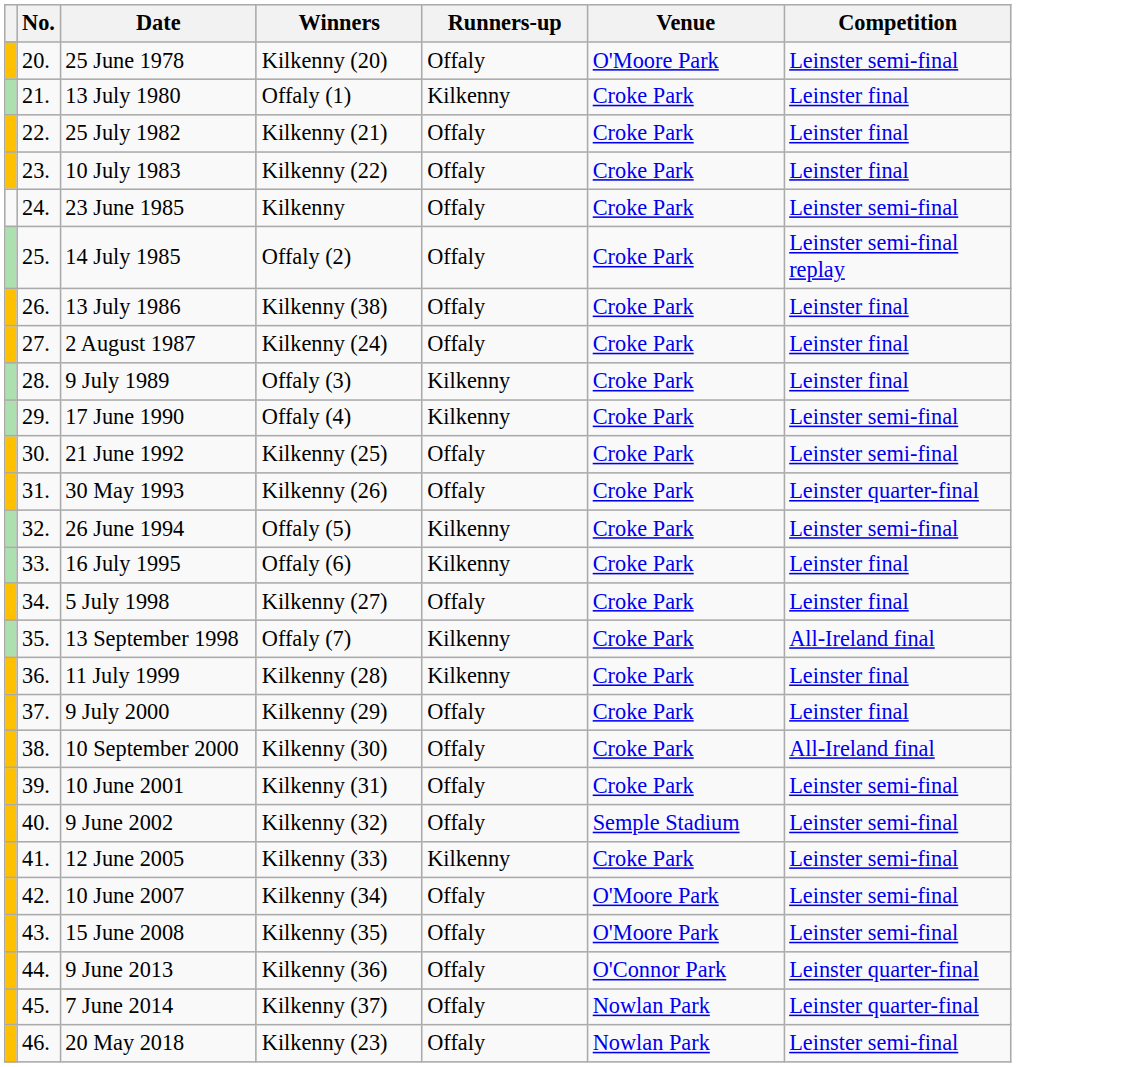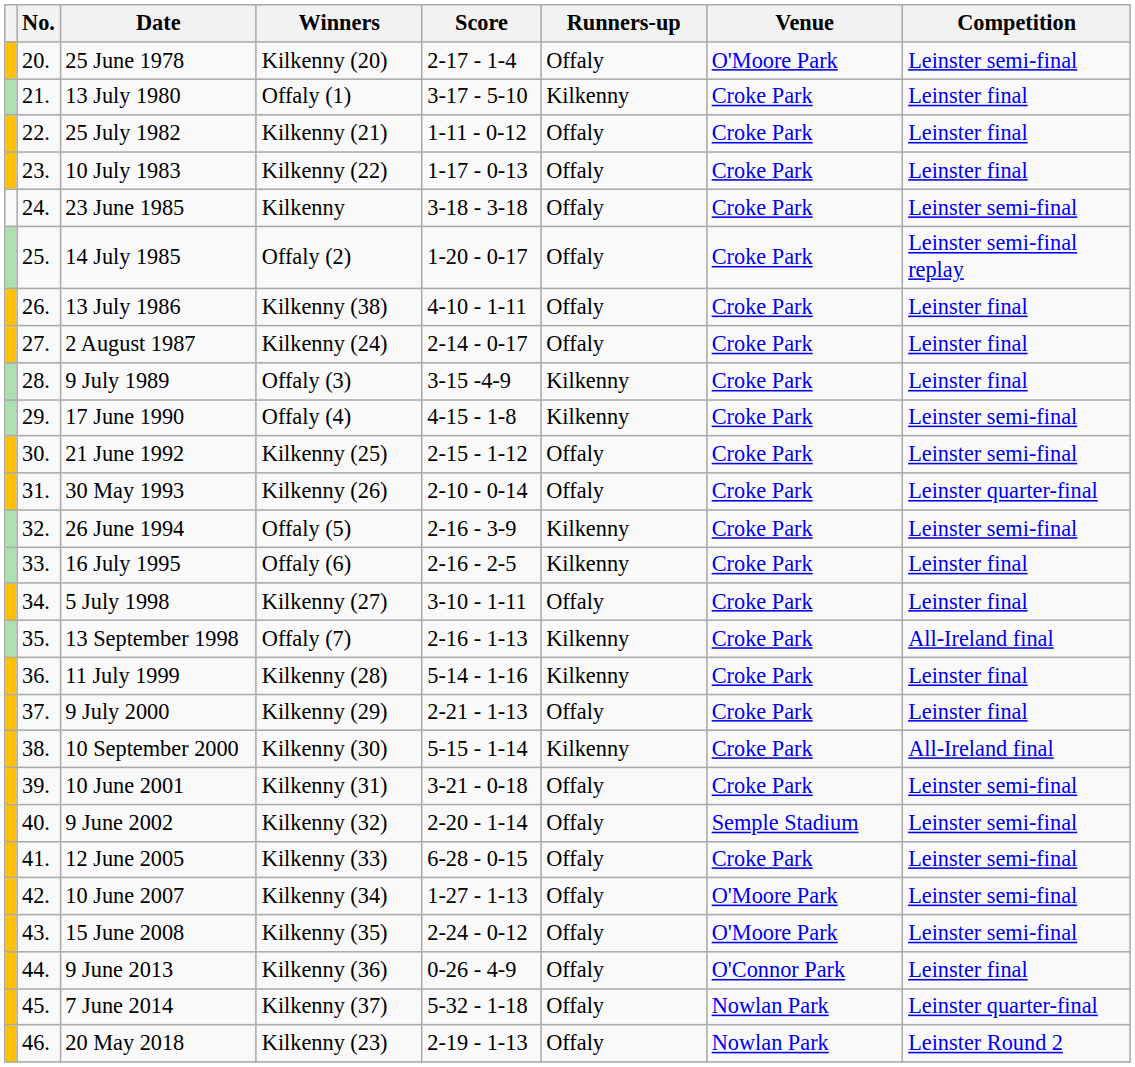+ column: (481, 23)
(456, 749) Offaly -> (588, 749) Kilkenny
(469, 859) Kilkenny -> (575, 859) Offaly
(884, 969) Leinster quarter-final -> (968, 969) Leinster final
(874, 1043) Leinster semi-final -> (986, 1043) Leinster Round 2
